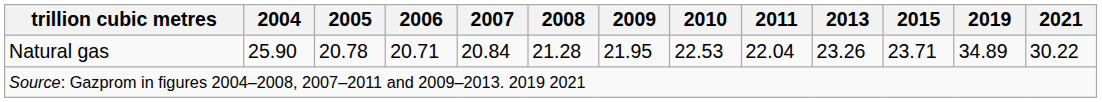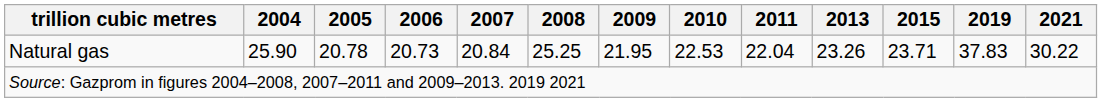(415, 50) 20.71 -> (415, 50) 20.73
(557, 50) 21.28 -> (557, 50) 25.25
(983, 50) 34.89 -> (983, 50) 37.83
